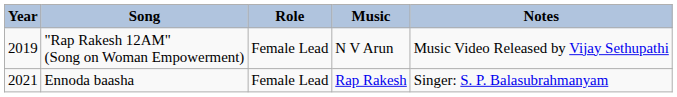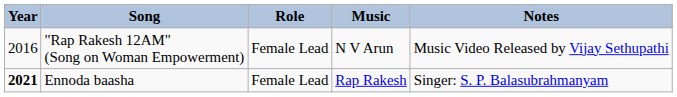(23, 48) 2019 -> (23, 48) 2016
(23, 80) normal -> (23, 80) bold
